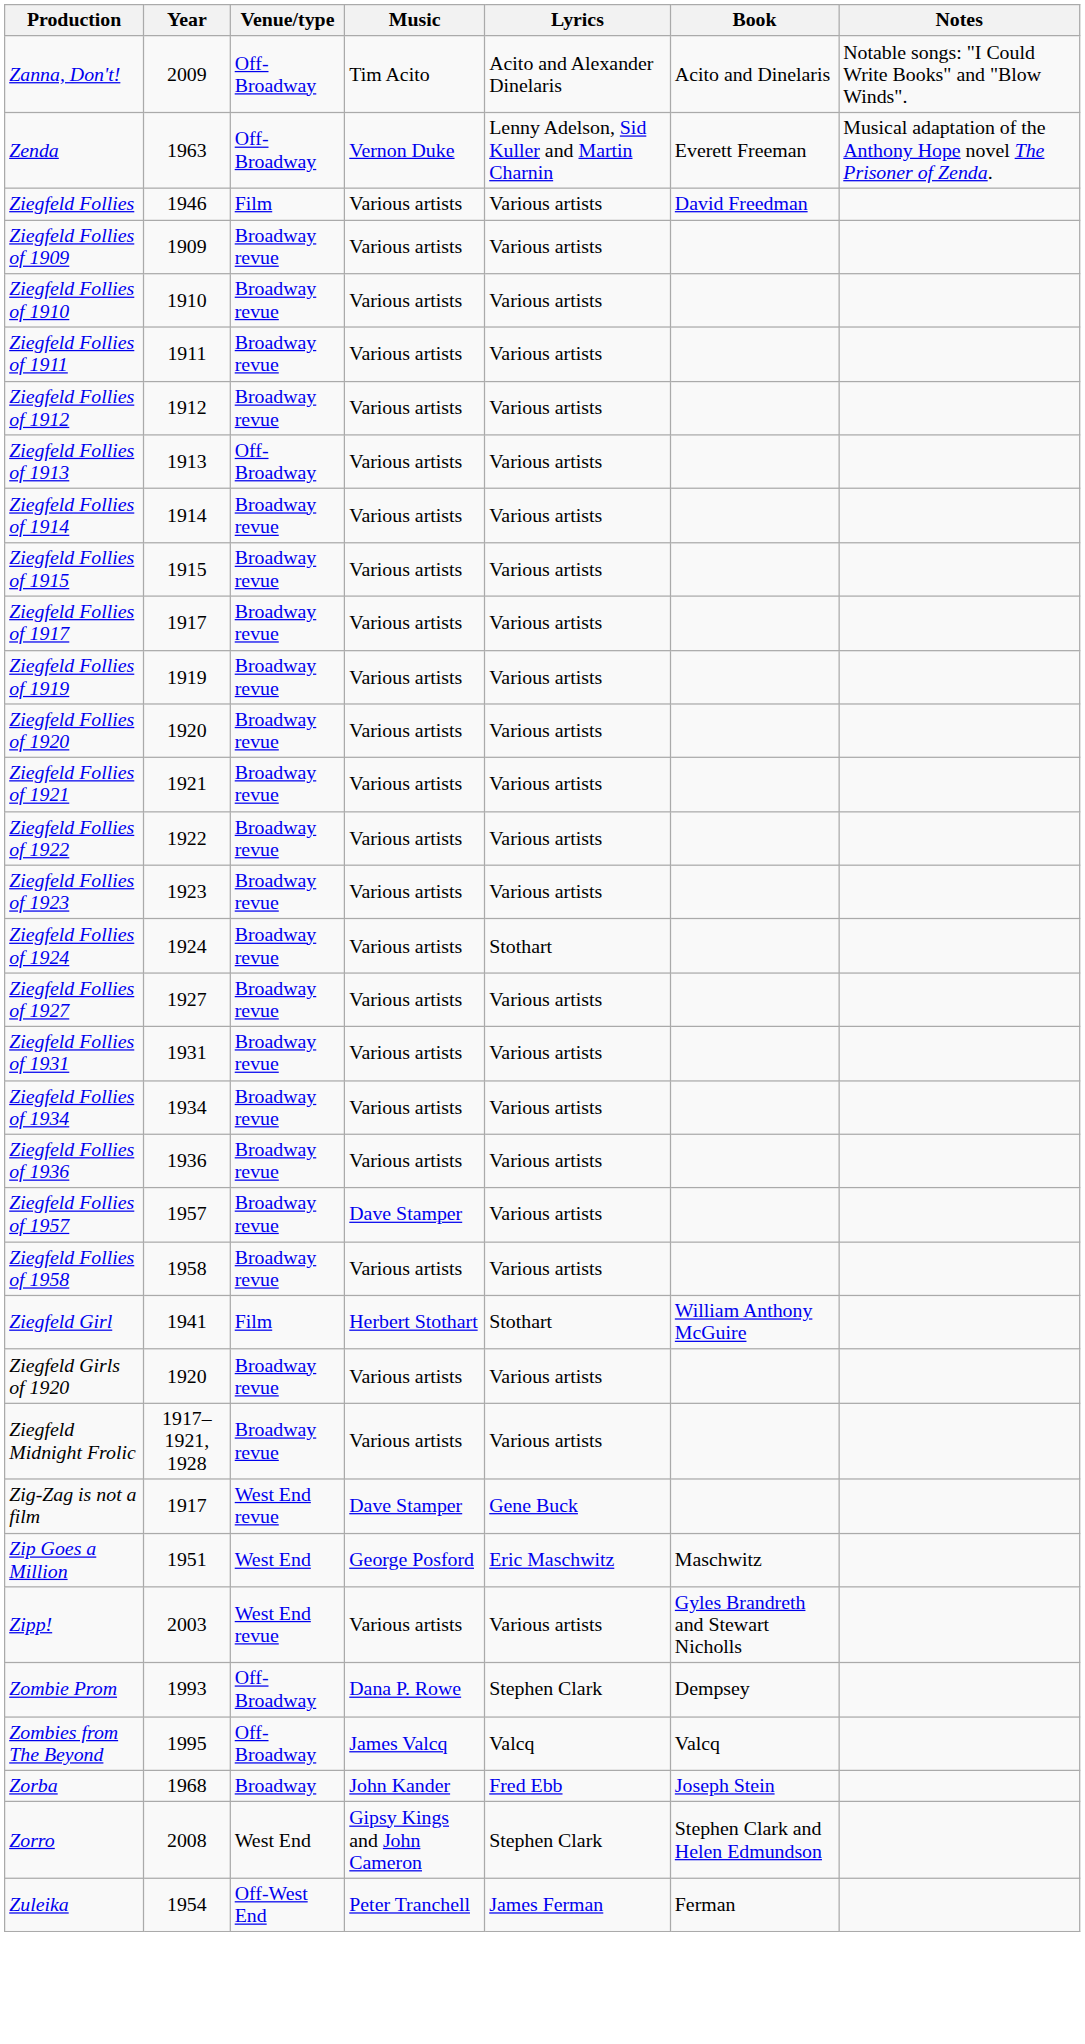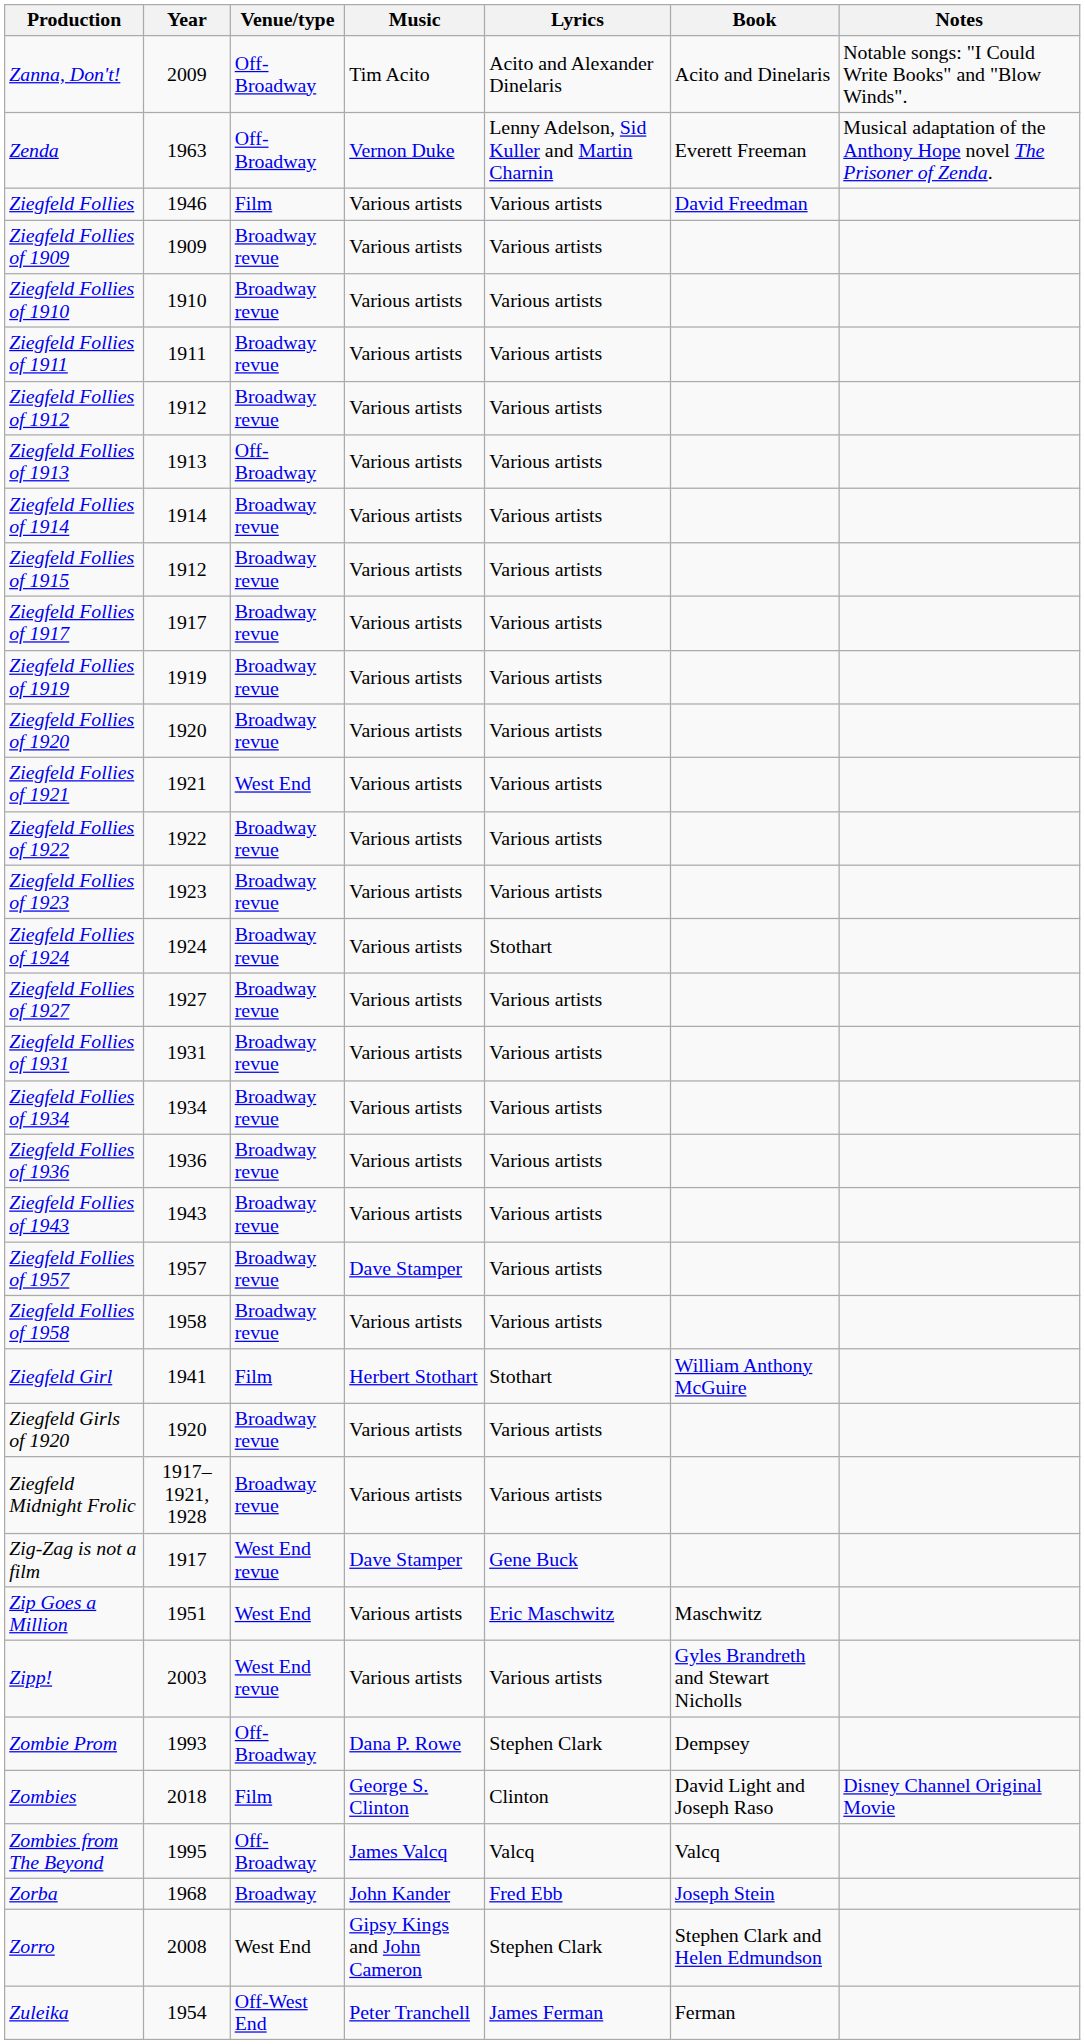(187, 569) 1915 -> (187, 569) 1912
(275, 784) Broadway revue -> (273, 784) West End
+ row: (72, 1214)
(412, 1559) George Posford -> (406, 1613) Various artists
+ row: (43, 1797)
